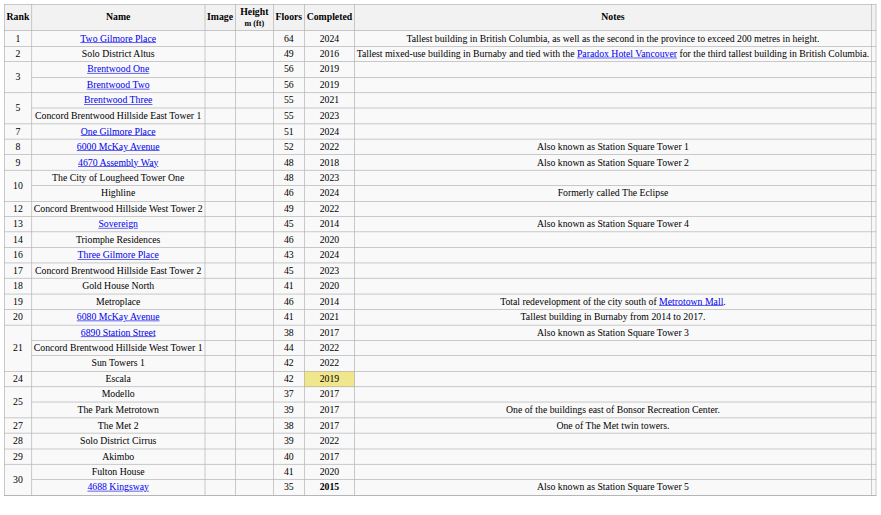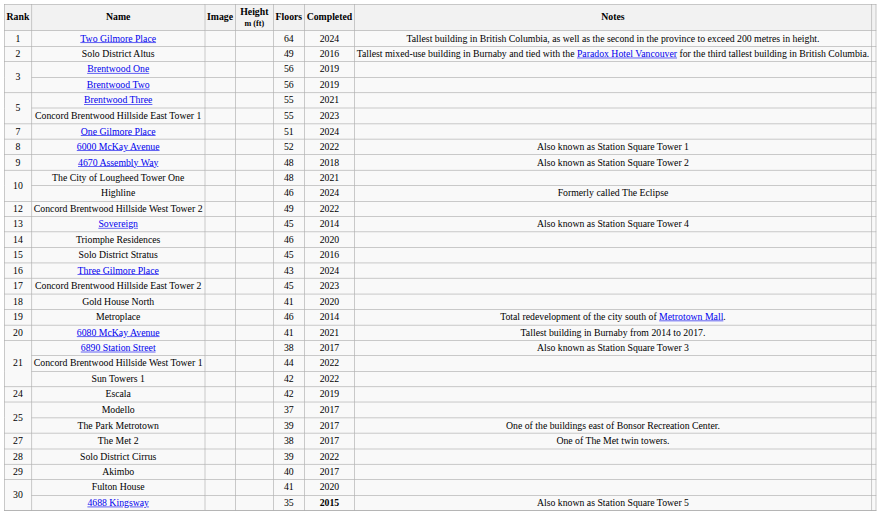(329, 178) 2023 -> (329, 178) 2021
+ row: (118, 255)
(329, 379) khaki background -> (329, 394) no background
